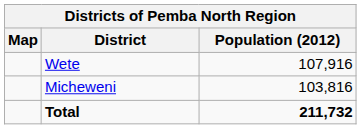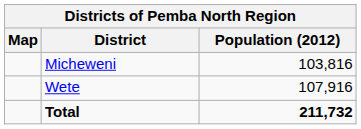rows swapped: (80, 87) <-> (62, 64)
